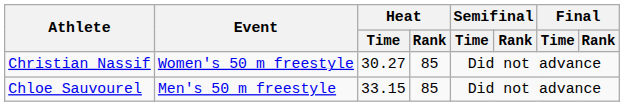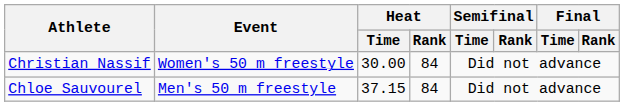(383, 64) 30.27 -> (383, 64) 30.00
(430, 64) 85 -> (430, 64) 84
(383, 89) 33.15 -> (383, 89) 37.15
(430, 89) 85 -> (430, 89) 84
